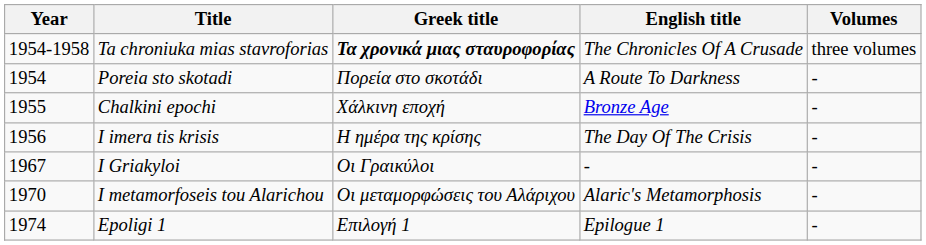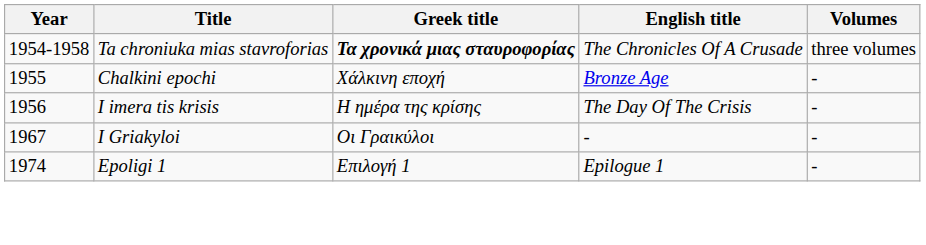- row: (165, 78)
- row: (211, 195)
